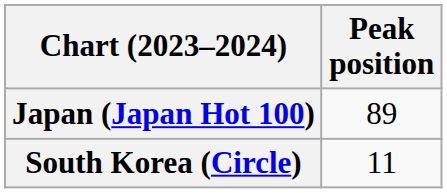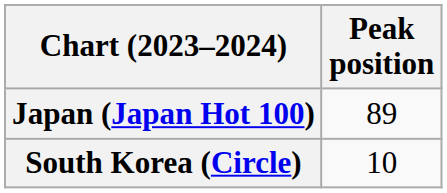(382, 162) 11 -> (382, 162) 10
